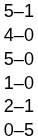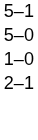- row: (19, 35)
- row: (19, 130)
